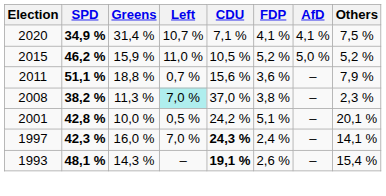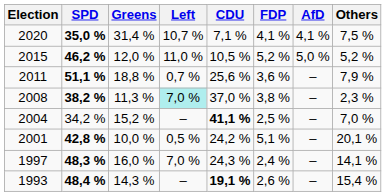(85, 35) 34,9 % -> (85, 35) 35,0 %
(134, 56) 15,9 % -> (134, 56) 12,0 %
(230, 77) 15,6 % -> (230, 77) 25,6 %
+ row: (33, 118)
(85, 139) 42,3 % -> (85, 160) 48,3 %
(230, 139) bold -> (230, 160) normal
(85, 160) 48,1 % -> (85, 181) 48,4 %
